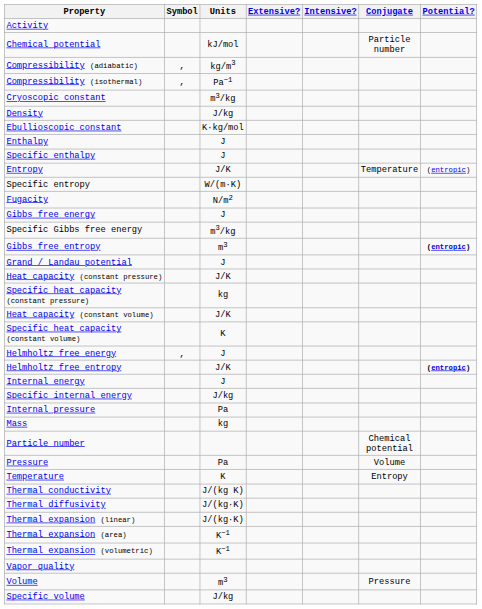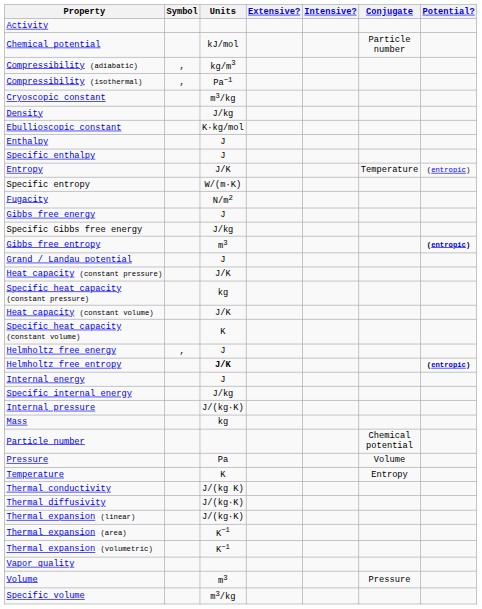(223, 230) m3/kg -> (223, 229) J/kg
(223, 367) normal -> (223, 365) bold
(223, 410) Pa -> (223, 408) J/(kg·K)
(223, 597) J/kg -> (223, 596) m3/kg
